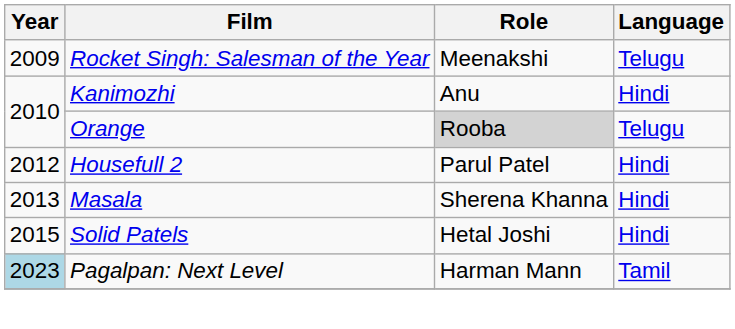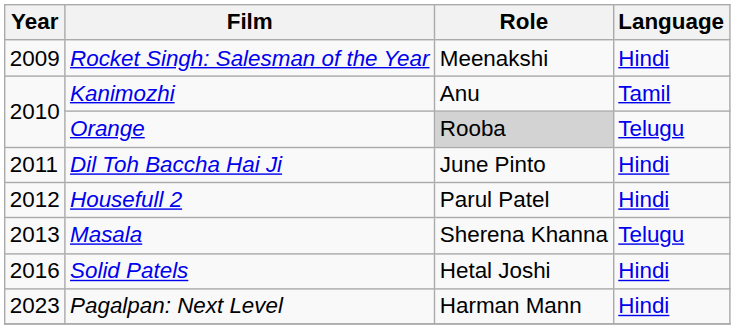(651, 57) Telugu -> (644, 57) Hindi
(644, 93) Hindi -> (644, 93) Tamil
+ row: (176, 164)
(644, 199) Hindi -> (651, 235) Telugu
(35, 235) 2015 -> (35, 270) 2016
(35, 270) lightblue background -> (35, 306) no background
(644, 270) Tamil -> (644, 306) Hindi
